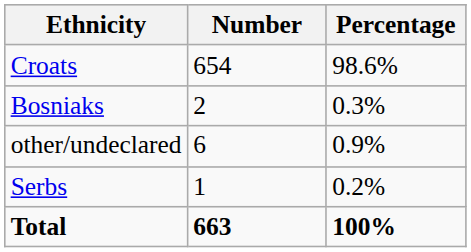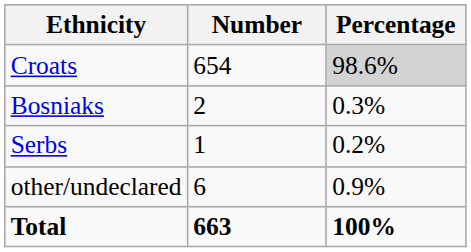(365, 65) no background -> (365, 65) lightgrey background
rows swapped: (39, 186) <-> (96, 145)
